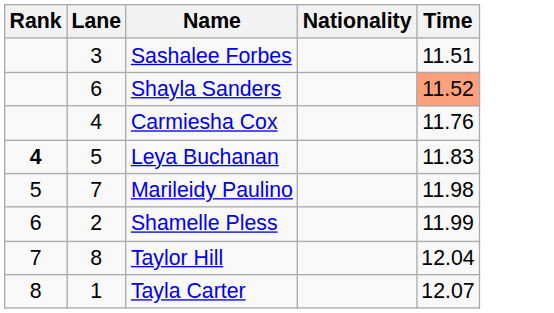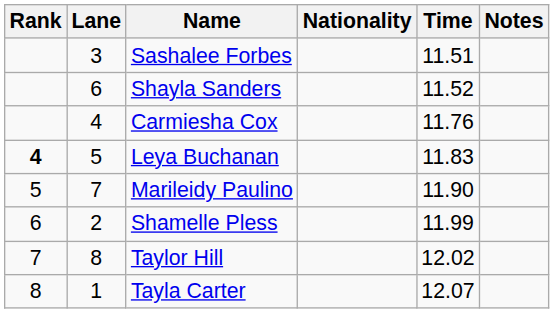+ column: (514, 21)
(448, 88) lightsalmon background -> (448, 88) no background
(448, 190) 11.98 -> (448, 190) 11.90
(448, 257) 12.04 -> (448, 257) 12.02
